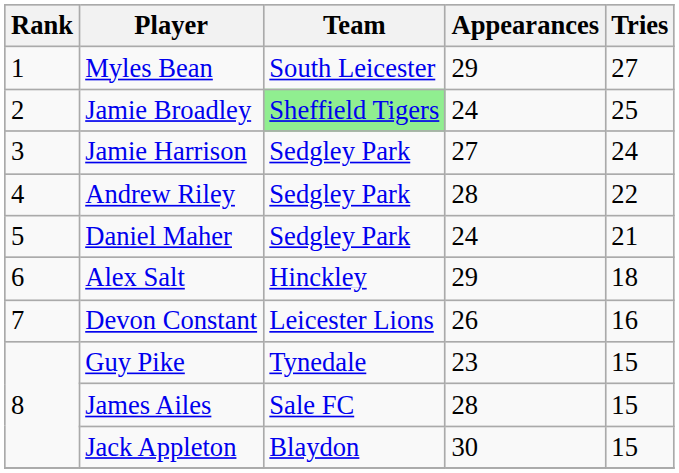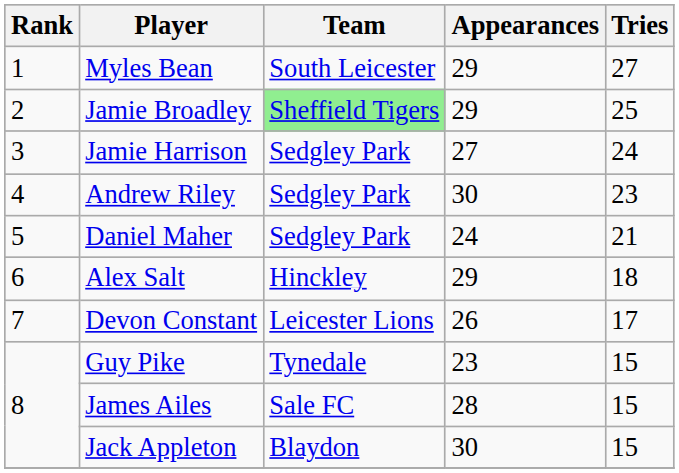(465, 109) 24 -> (465, 109) 29
(465, 194) 28 -> (465, 194) 30
(625, 194) 22 -> (625, 194) 23
(625, 320) 16 -> (625, 320) 17
